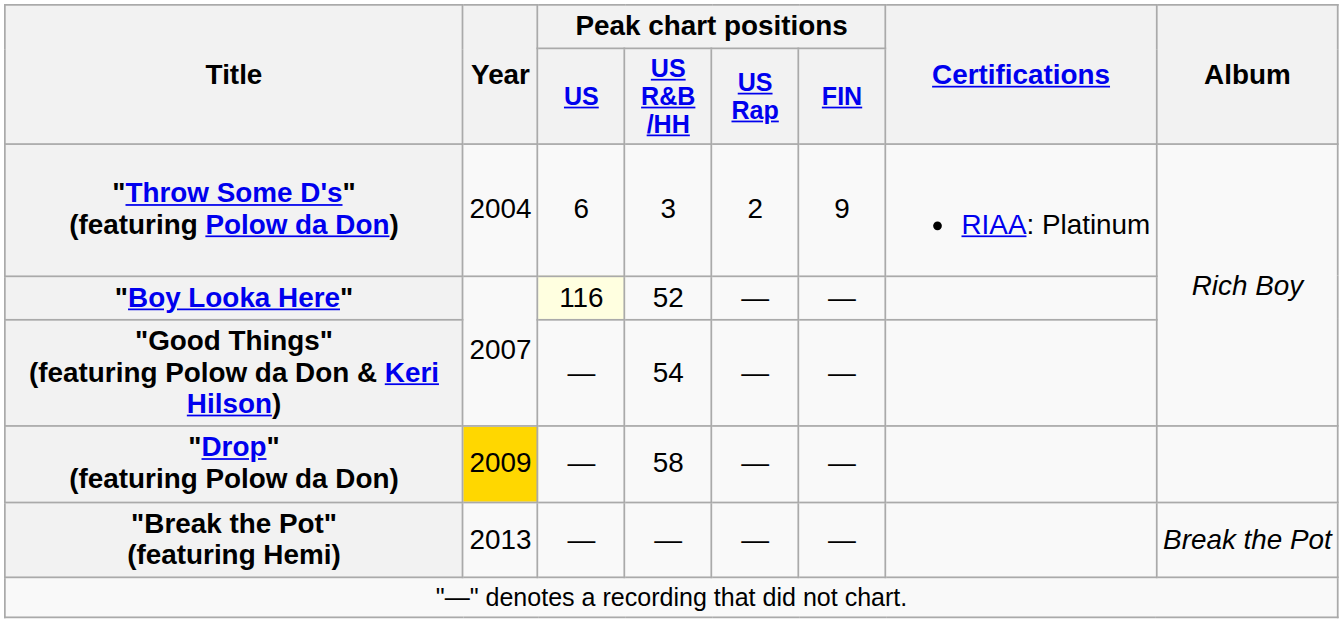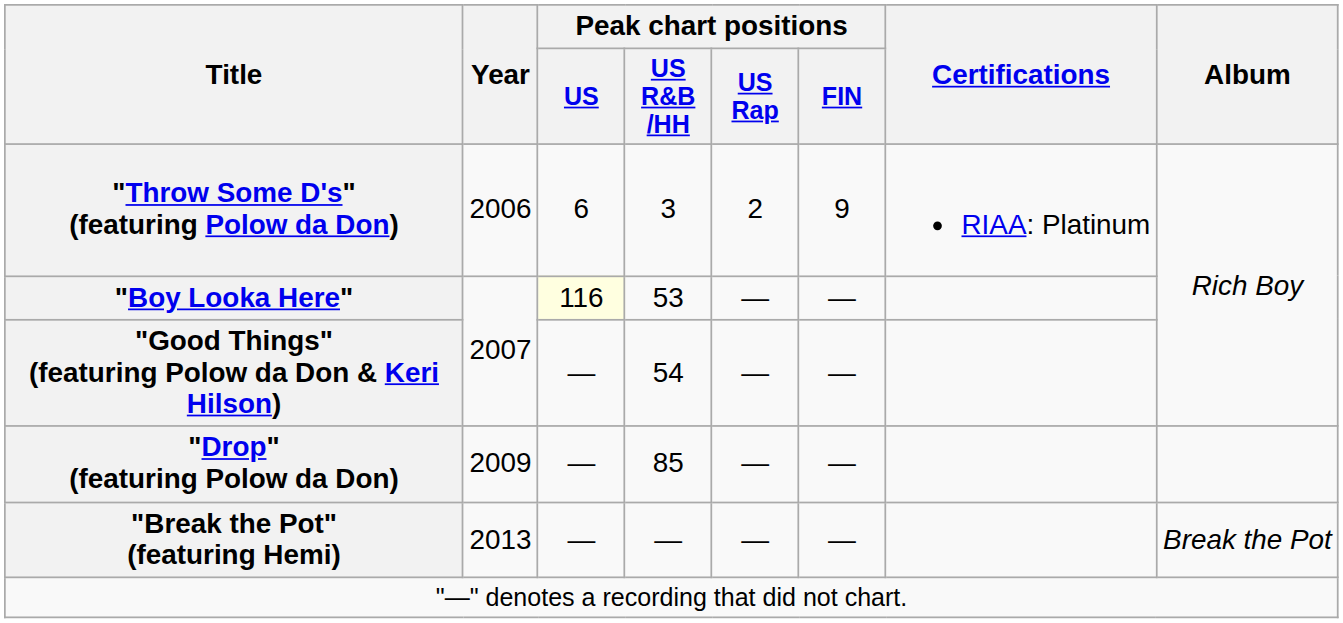(501, 209) 2004 -> (501, 209) 2006
(668, 297) 52 -> (668, 297) 53
(501, 463) gold background -> (501, 463) no background
(668, 463) 58 -> (668, 463) 85
